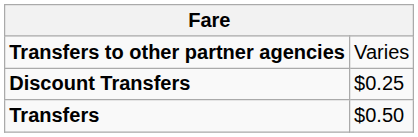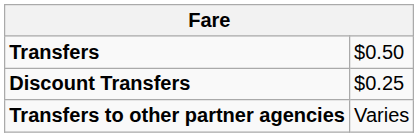rows swapped: (54, 115) <-> (177, 52)
